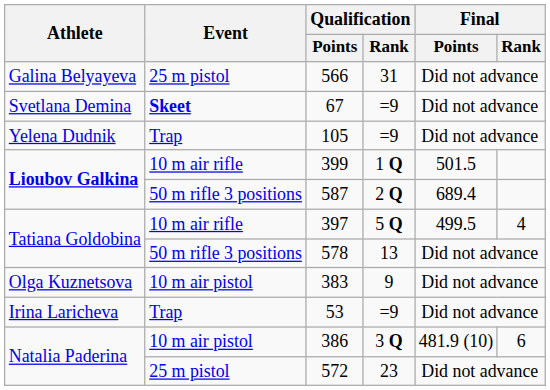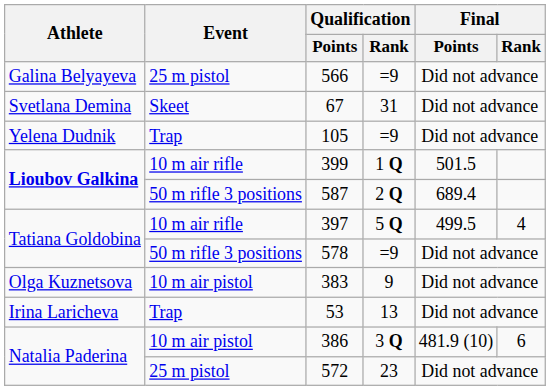(389, 76) 31 -> (389, 76) =9
(170, 106) bold -> (169, 106) normal
(389, 106) =9 -> (389, 106) 31
(389, 253) 13 -> (389, 253) =9
(389, 312) =9 -> (389, 312) 13
